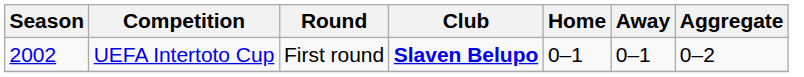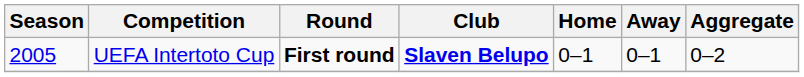(33, 54) 2002 -> (33, 54) 2005
(334, 54) normal -> (339, 54) bold
